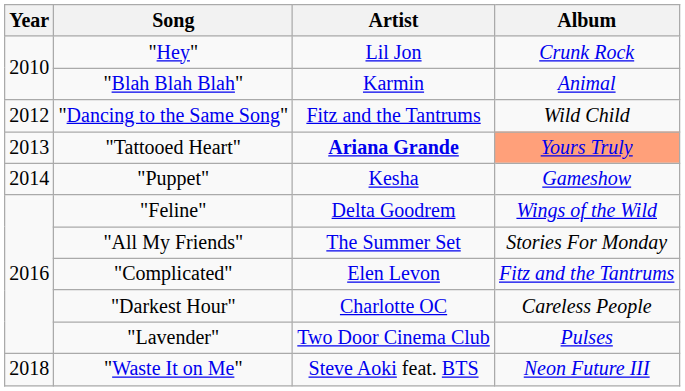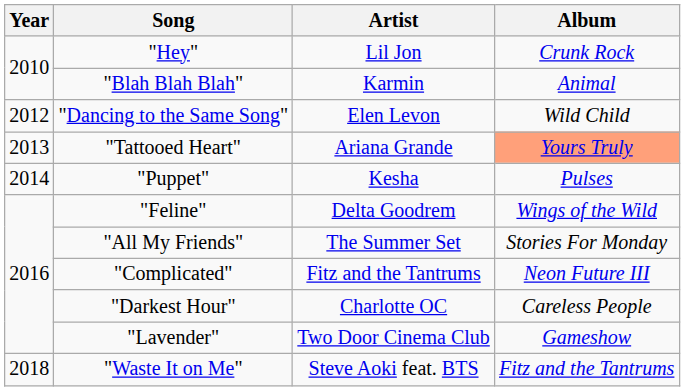(394, 115) Fitz and the Tantrums -> (394, 115) Elen Levon
(394, 147) bold -> (394, 147) normal
(587, 178) Gameshow -> (587, 178) Pulses
(394, 274) Elen Levon -> (394, 274) Fitz and the Tantrums
(587, 274) Fitz and the Tantrums -> (587, 274) Neon Future III
(587, 337) Pulses -> (587, 337) Gameshow
(587, 369) Neon Future III -> (587, 369) Fitz and the Tantrums
